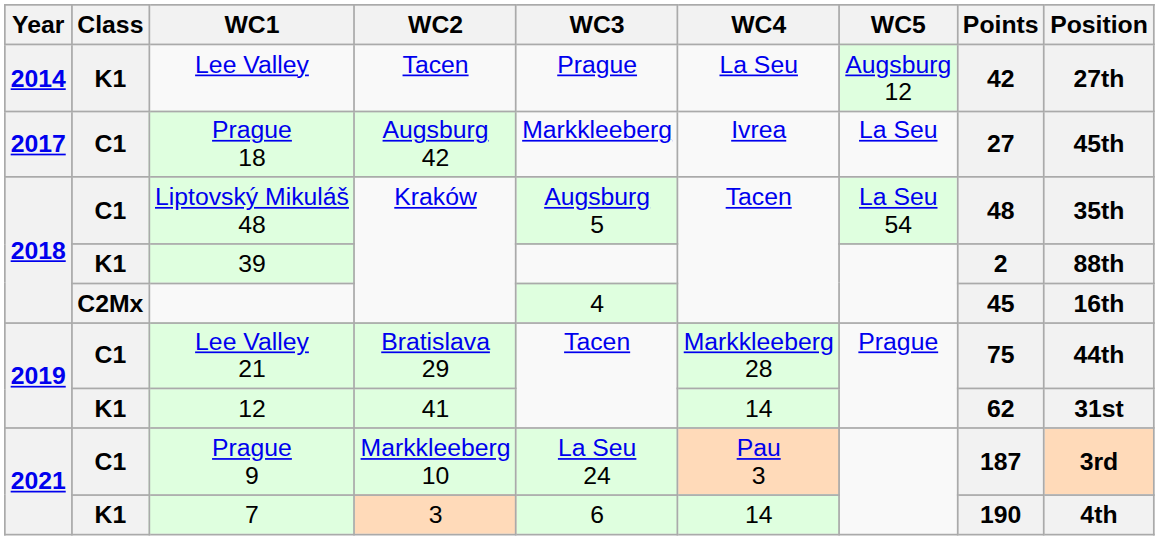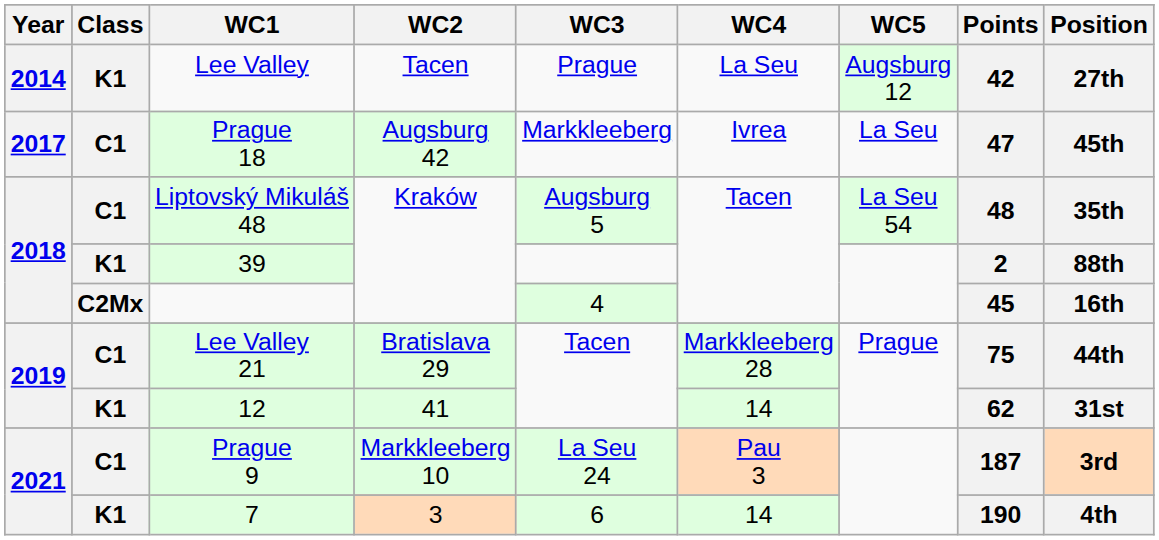(1001, 144) 27 -> (1001, 144) 47
